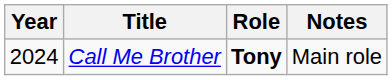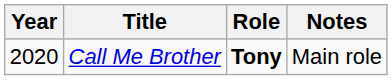(34, 56) 2024 -> (34, 56) 2020
